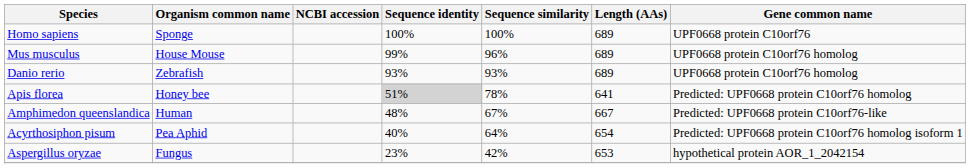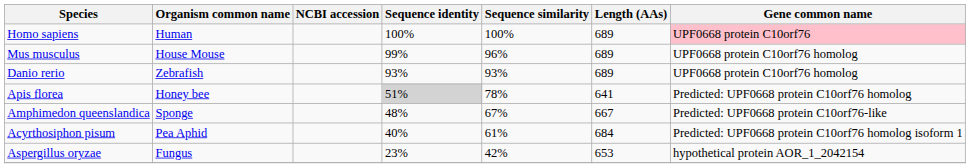(174, 34) Sponge -> (174, 34) Human
(742, 34) no background -> (742, 34) pink background
(174, 113) Human -> (174, 113) Sponge
(496, 133) 64% -> (496, 133) 61%
(604, 133) 654 -> (604, 133) 684
